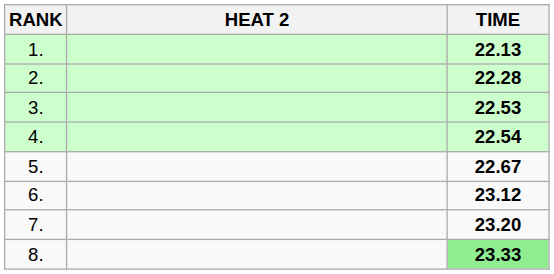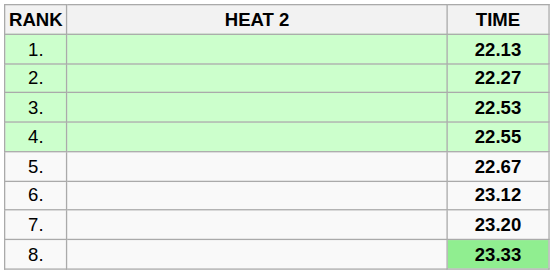(498, 78) 22.28 -> (498, 78) 22.27
(498, 137) 22.54 -> (498, 137) 22.55
